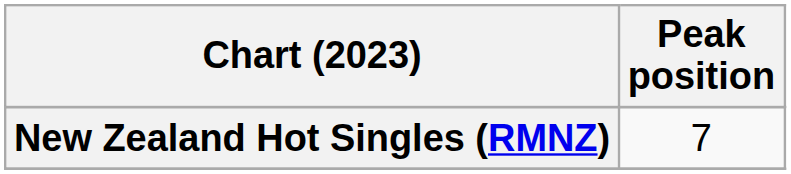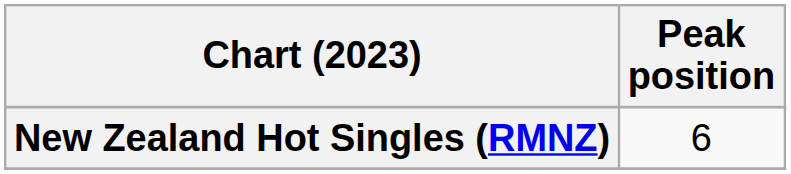(701, 137) 7 -> (701, 137) 6
